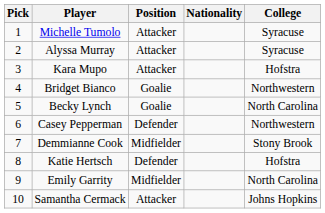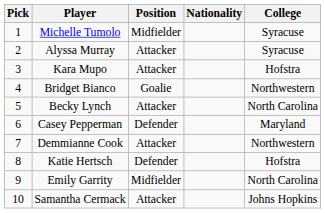(156, 32) Attacker -> (156, 32) Midfielder
(156, 106) Goalie -> (156, 106) Attacker
(283, 124) Northwestern -> (283, 124) Maryland
(156, 143) Midfielder -> (156, 143) Attacker
(283, 143) Stony Brook -> (283, 143) Northwestern
